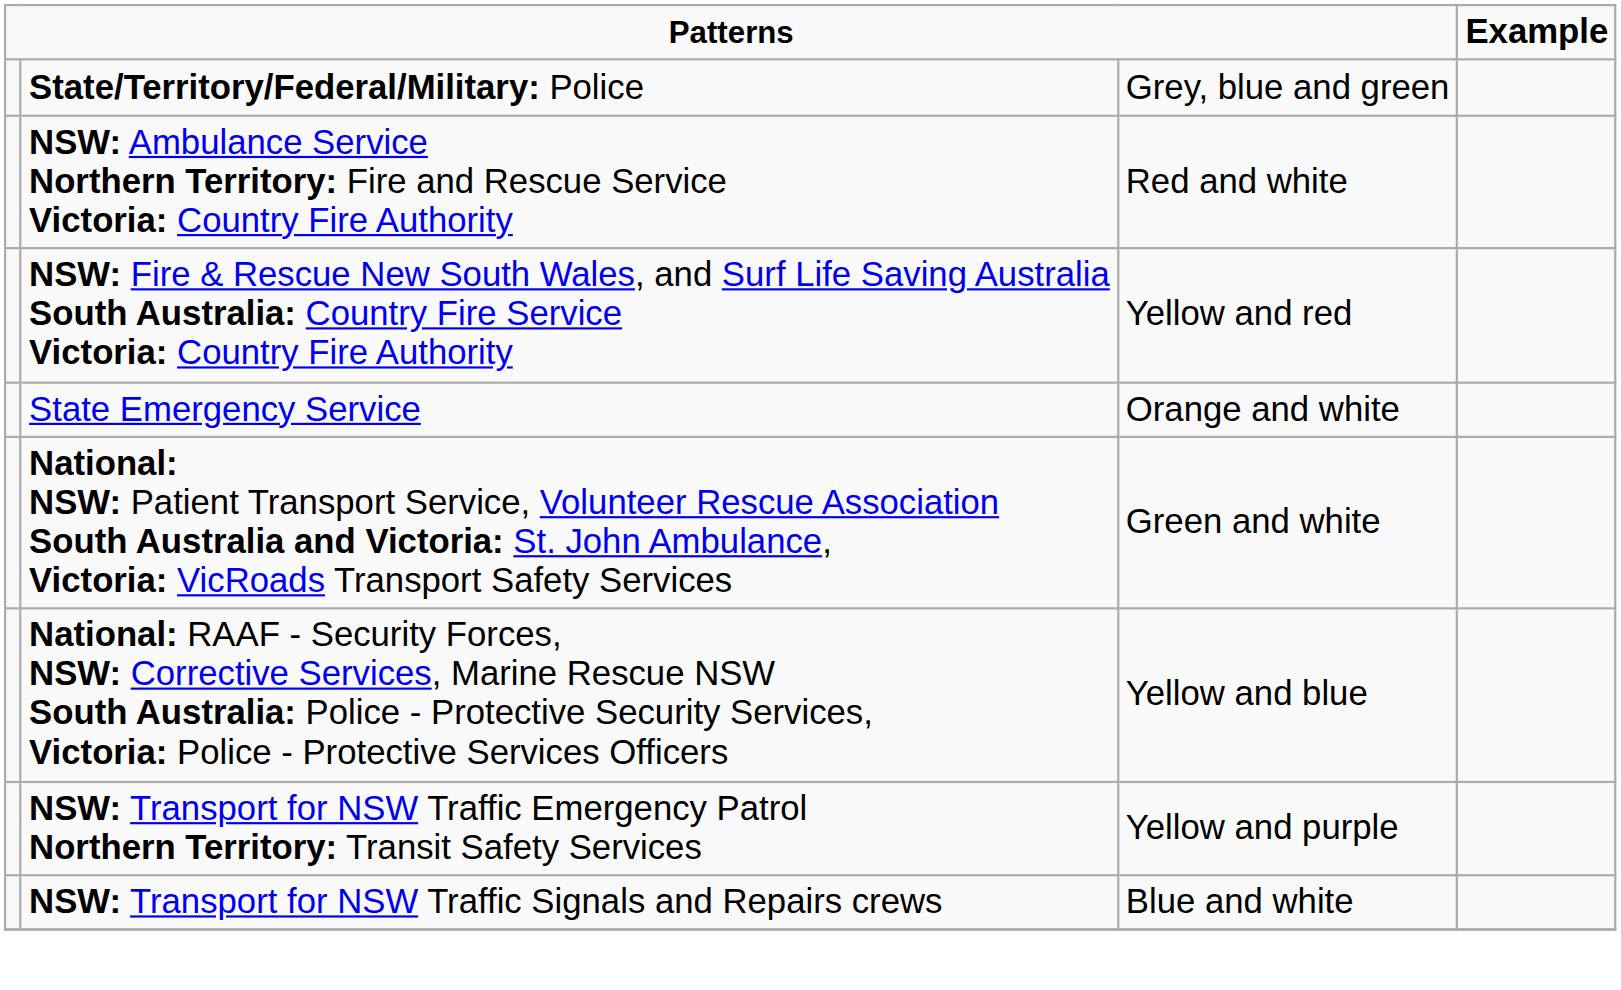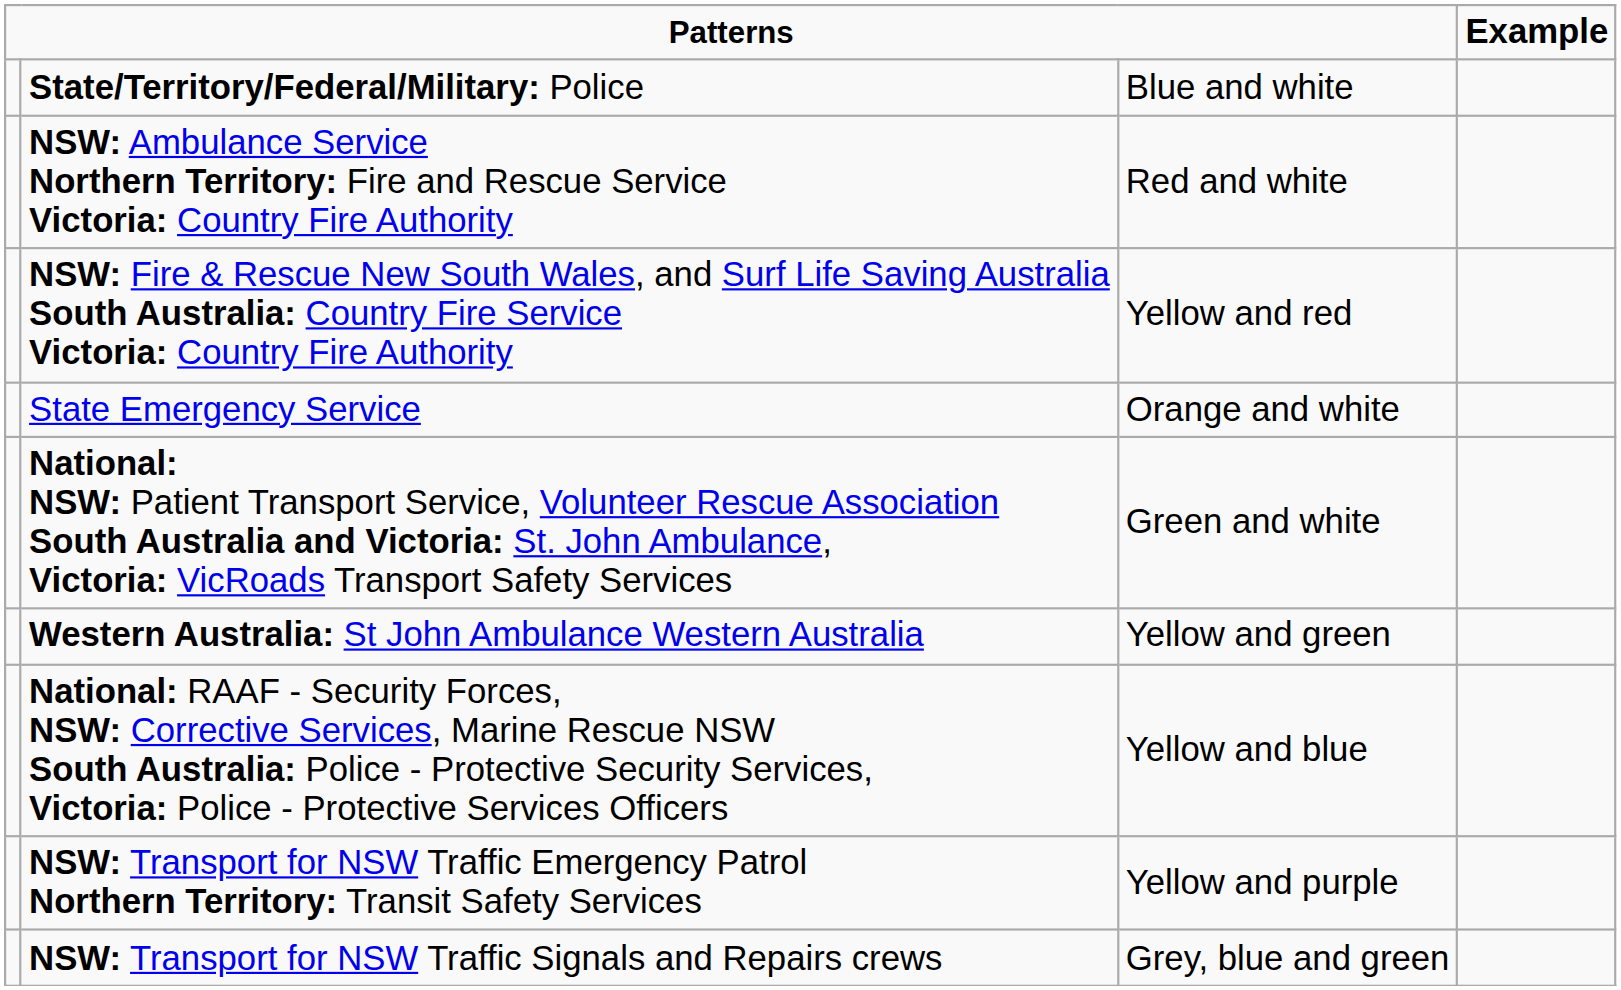(1288, 87) Grey, blue and green -> (1240, 87) Blue and white
+ row: (476, 635)
(1240, 902) Blue and white -> (1288, 957) Grey, blue and green
